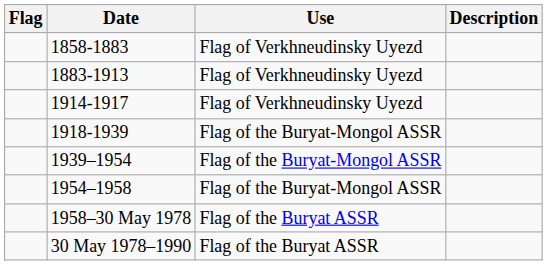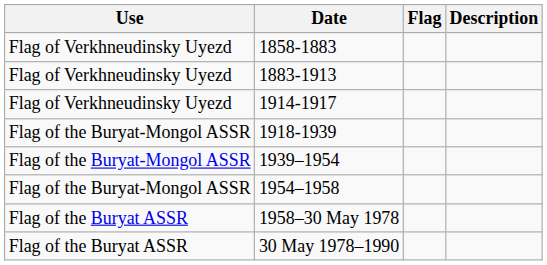columns swapped: (26, 18) <-> (320, 18)
